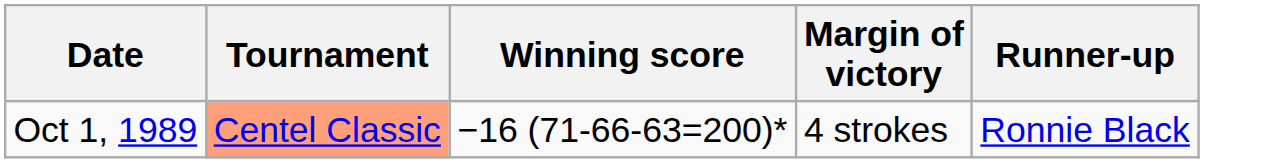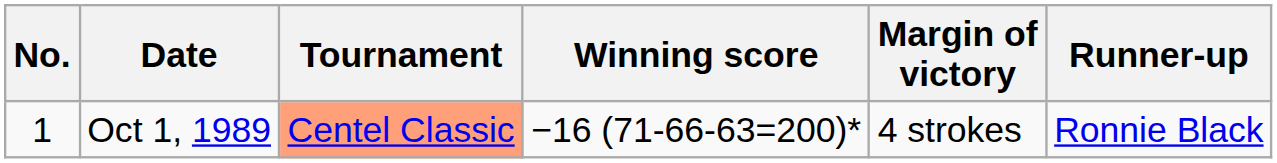+ column: (42, 53)
